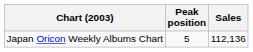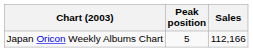(228, 39) 112,136 -> (228, 39) 112,166
